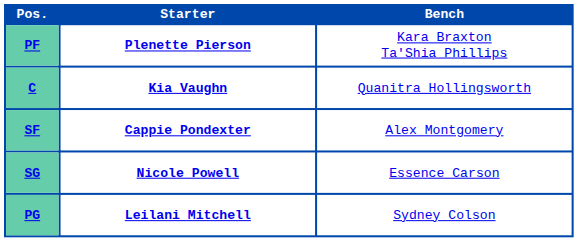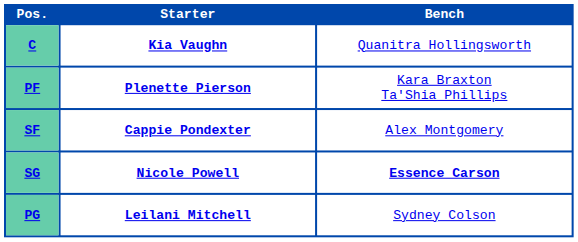rows swapped: (32, 88) <-> (32, 45)
(444, 173) normal -> (444, 173) bold
